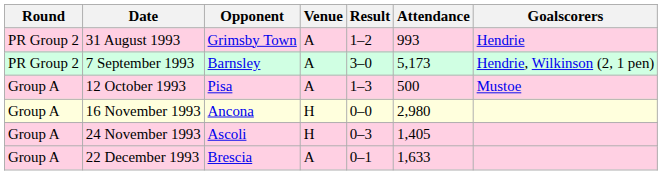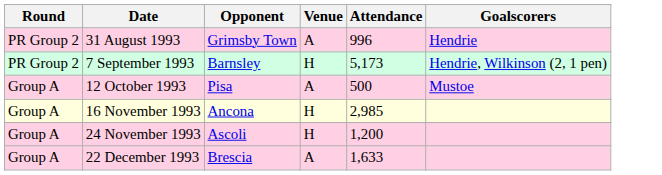- column: (370, 16)
(408, 39) 993 -> (361, 39) 996
(309, 63) A -> (309, 63) H
(414, 110) 2,980 -> (366, 110) 2,985
(414, 134) 1,405 -> (366, 134) 1,200
